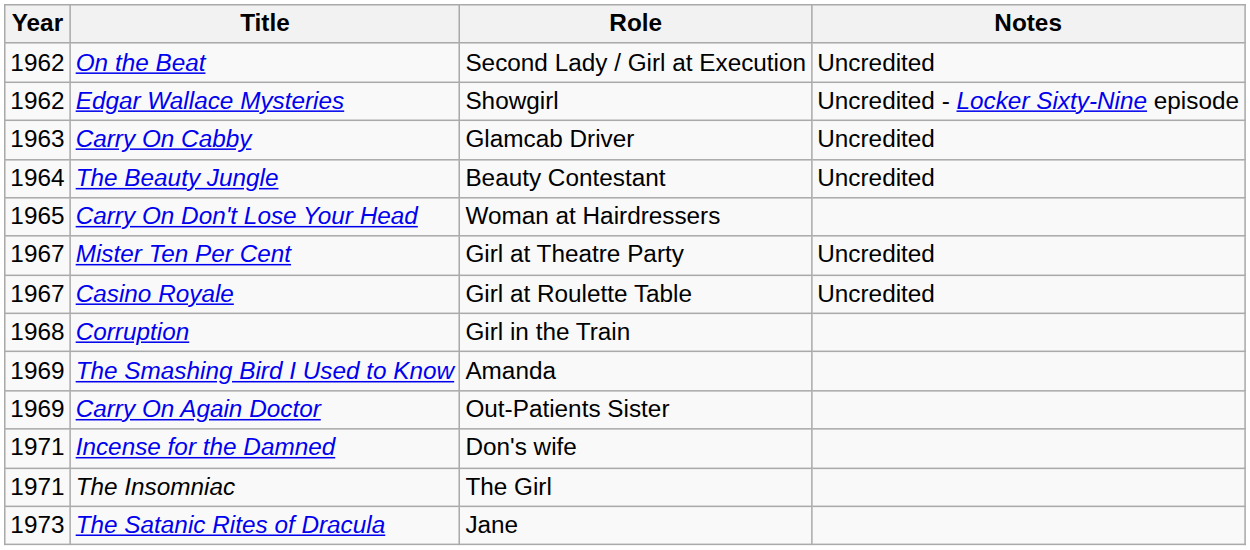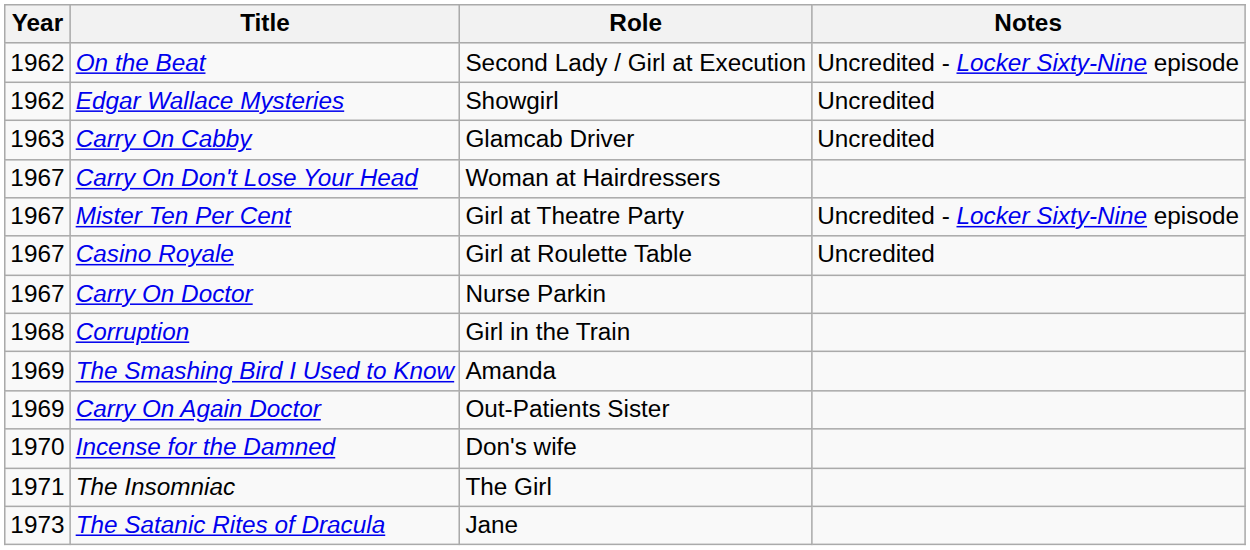(876, 62) Uncredited -> (1028, 62) Uncredited - Locker Sixty-Nine episode
(1028, 100) Uncredited - Locker Sixty-Nine episode -> (876, 100) Uncredited
- row: (177, 178)
(37, 216) 1965 -> (37, 178) 1967
(876, 255) Uncredited -> (1028, 216) Uncredited - Locker Sixty-Nine episode
+ row: (164, 293)
(37, 448) 1971 -> (37, 448) 1970
